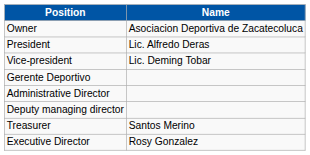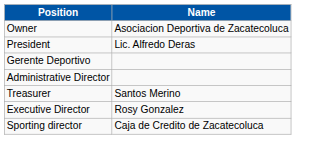- row: (39, 61)
- row: (65, 110)
+ row: (44, 126)
